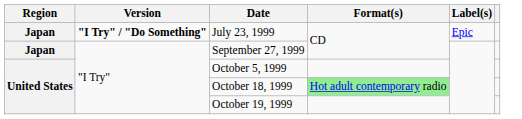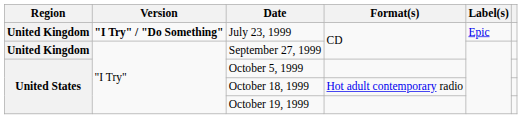(40, 31) Japan -> (48, 31) United Kingdom
(40, 50) Japan -> (48, 50) United Kingdom
(378, 86) lightgreen background -> (395, 86) no background
